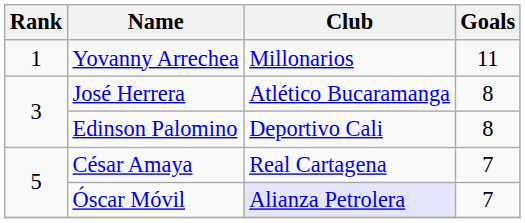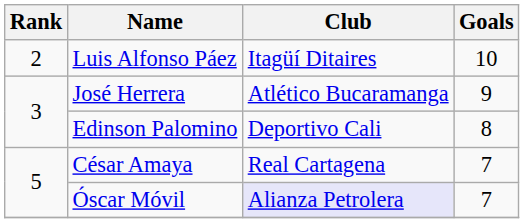- row: (156, 57)
+ row: (155, 57)
(488, 93) 8 -> (486, 93) 9
